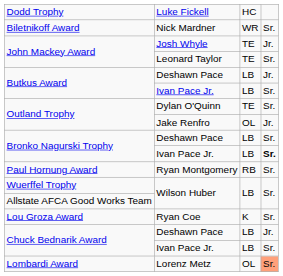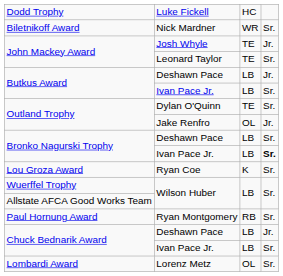rows swapped: (45, 216) <-> (52, 169)
(269, 264) lightsalmon background -> (269, 264) no background
